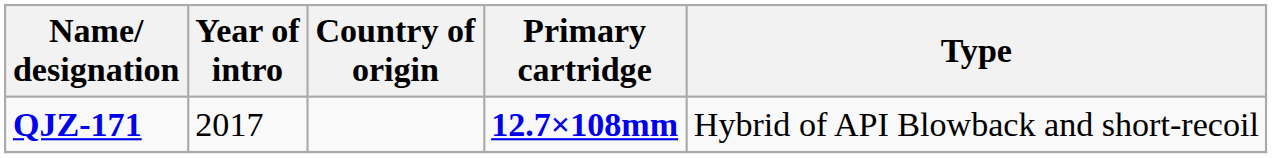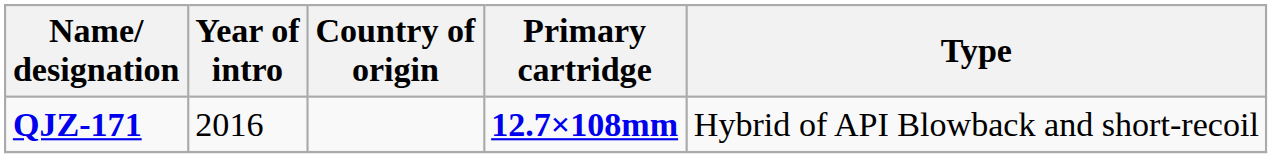(229, 123) 2017 -> (229, 123) 2016
